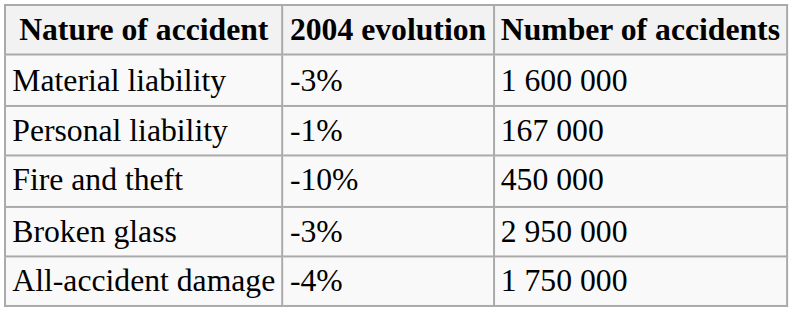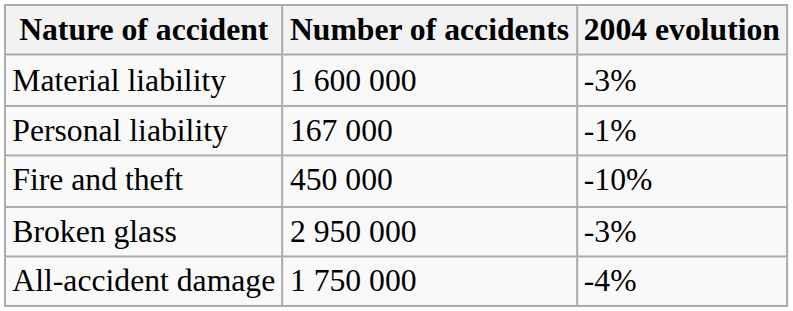columns swapped: (640, 29) <-> (388, 29)
